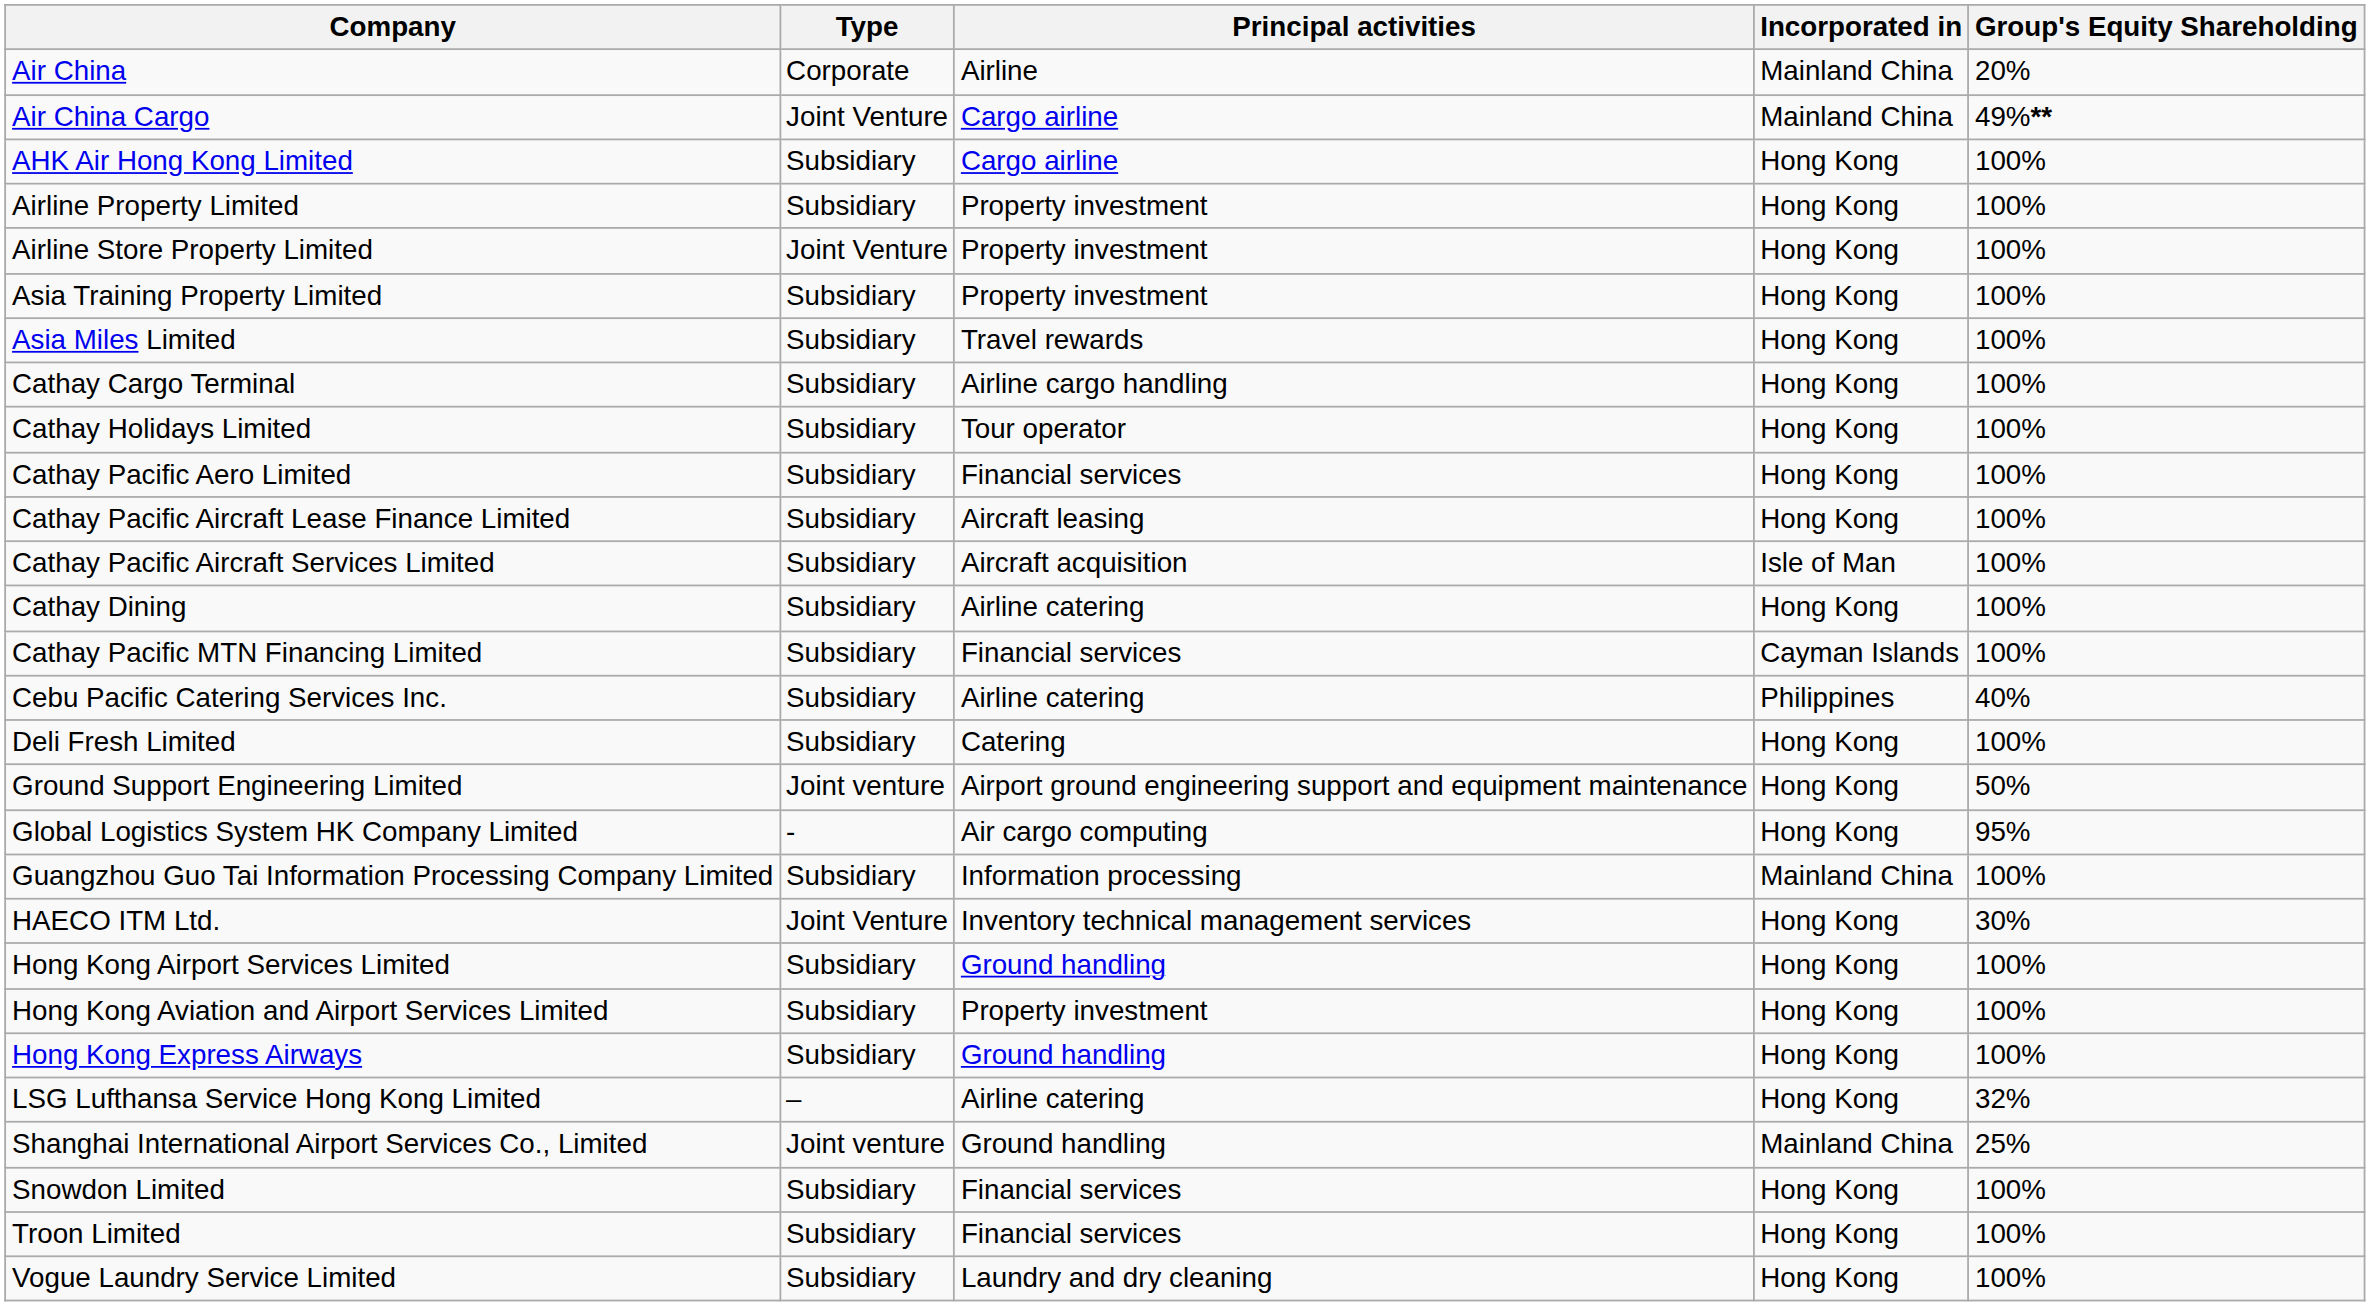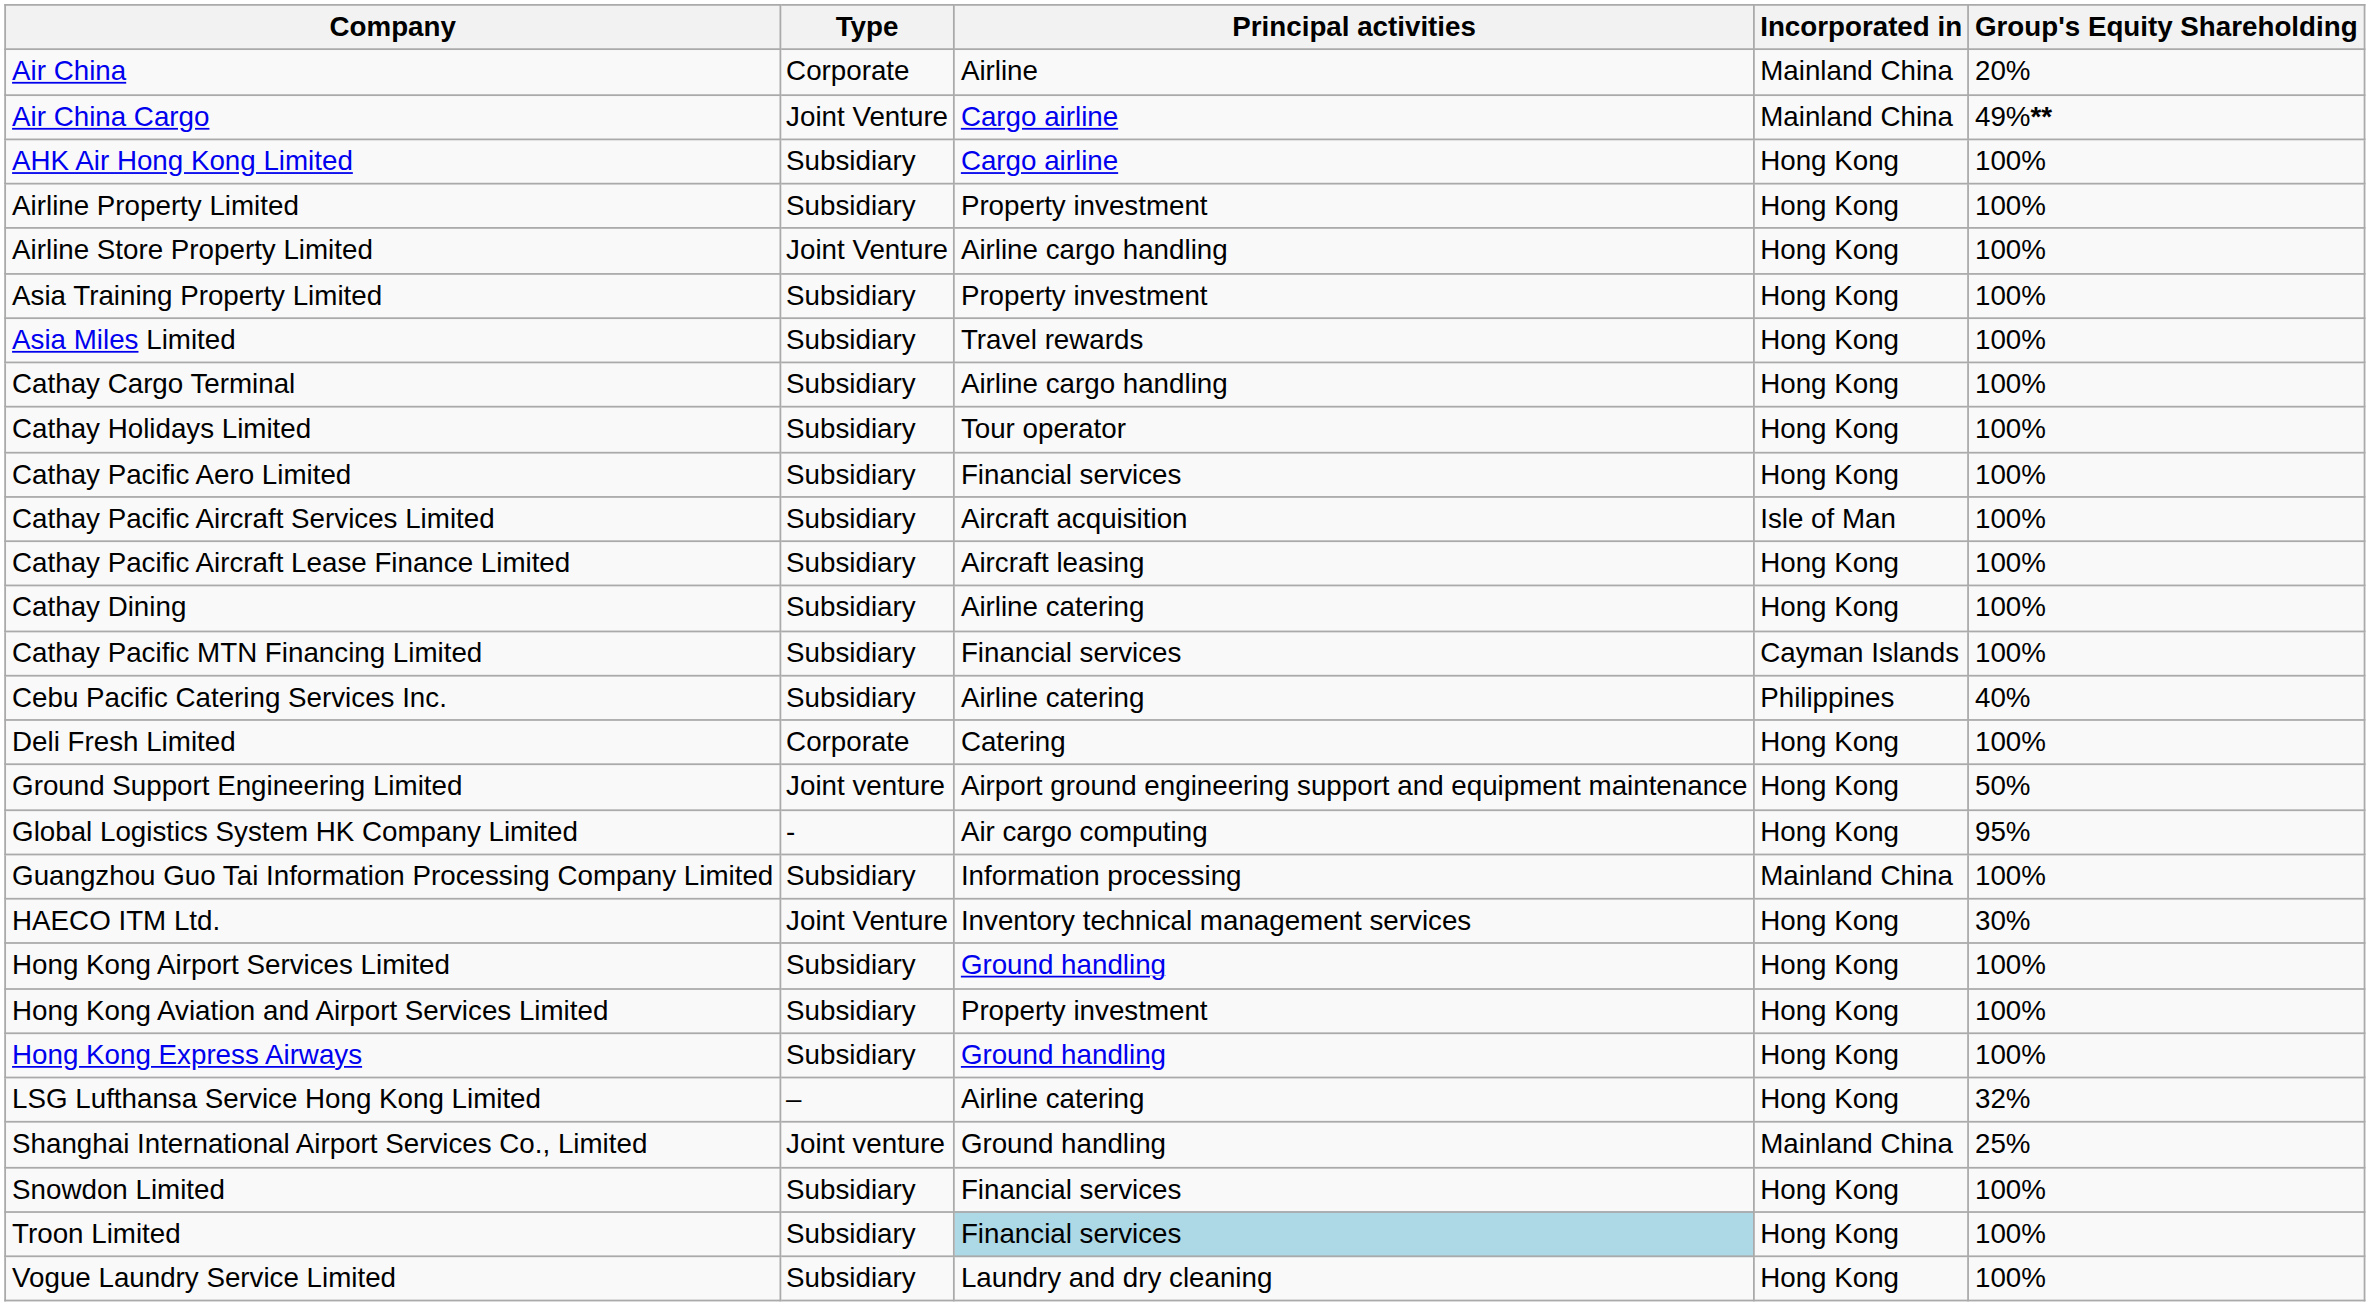(1084, 250) Property investment -> (1094, 250) Airline cargo handling
rows swapped: (291, 518) <-> (253, 563)
(851, 741) Subsidiary -> (848, 741) Corporate
(1071, 1233) no background -> (1071, 1233) lightblue background
